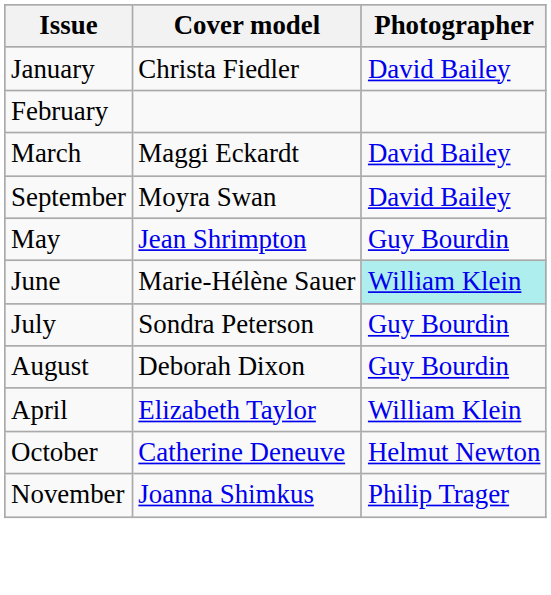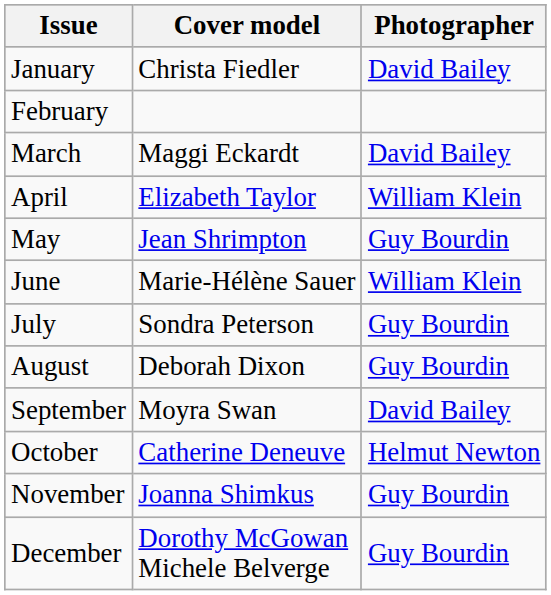rows swapped: (39, 409) <-> (69, 196)
(445, 281) paleturquoise background -> (445, 281) no background
(439, 494) Philip Trager -> (438, 494) Guy Bourdin
+ row: (66, 552)
